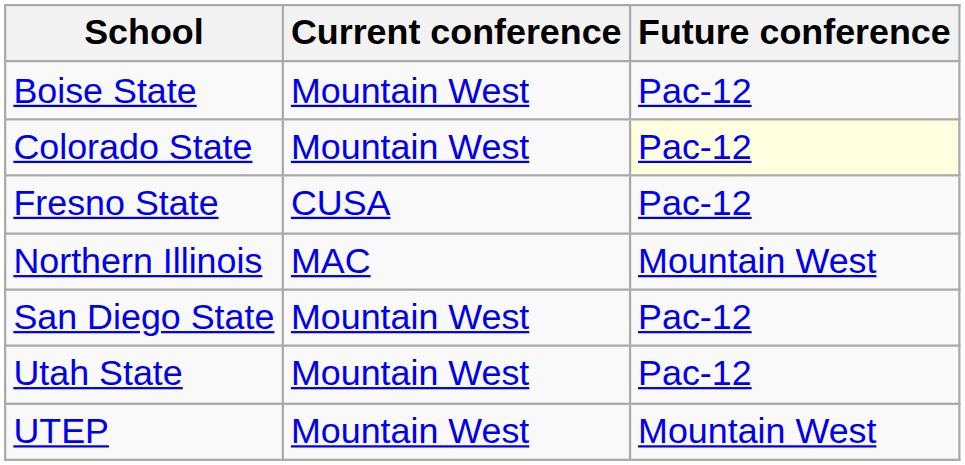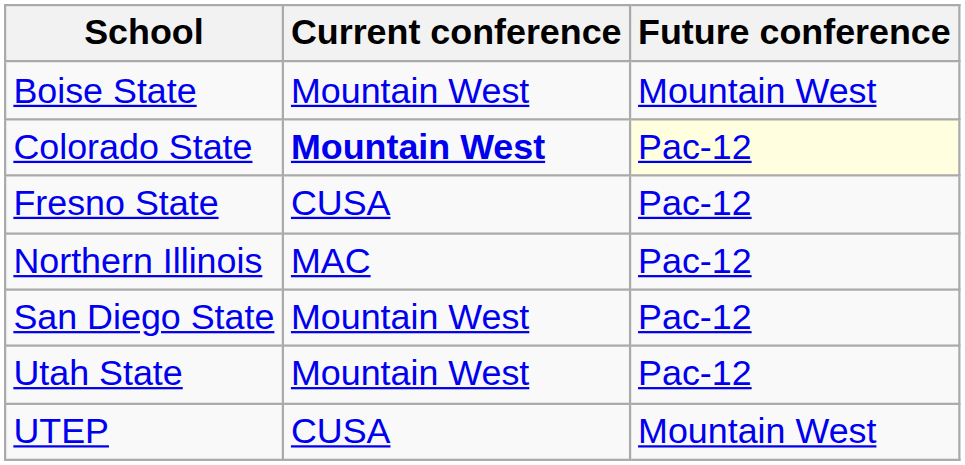(695, 89) Pac-12 -> (757, 89) Mountain West
(410, 146) normal -> (418, 146) bold
(757, 260) Mountain West -> (695, 260) Pac-12
(410, 430) Mountain West -> (341, 430) CUSA
